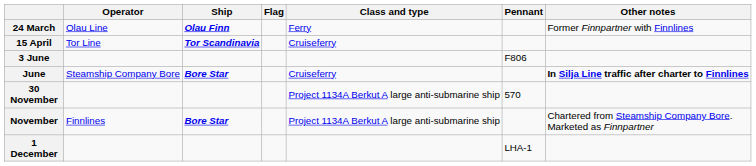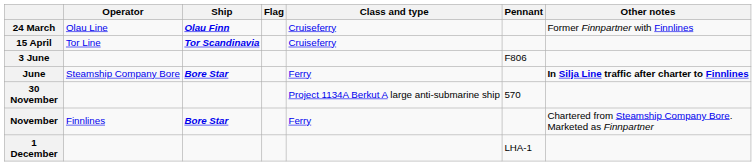(300, 27) Ferry -> (312, 27) Cruiseferry
(312, 74) Cruiseferry -> (300, 74) Ferry
(394, 121) Project 1134A Berkut A large anti-submarine ship -> (300, 121) Ferry
